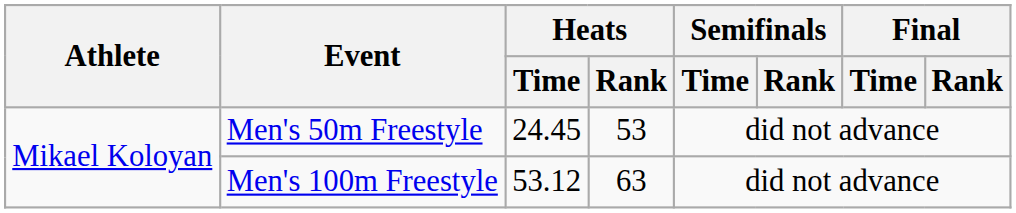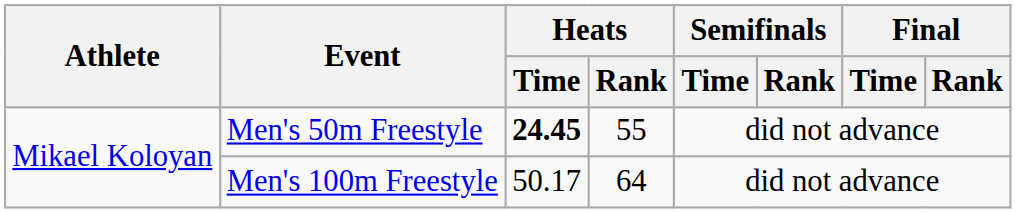(547, 131) normal -> (547, 131) bold
(631, 131) 53 -> (631, 131) 55
(547, 181) 53.12 -> (547, 181) 50.17
(631, 181) 63 -> (631, 181) 64
